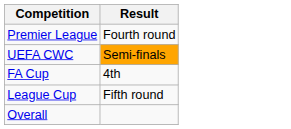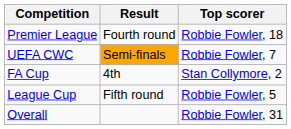+ column: (232, 14)
